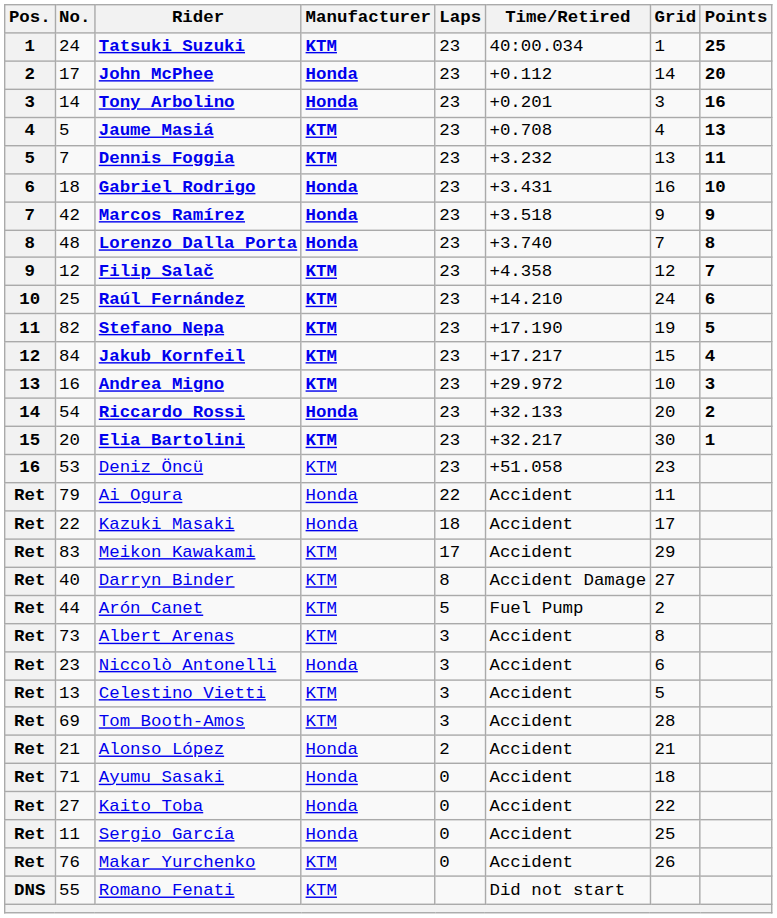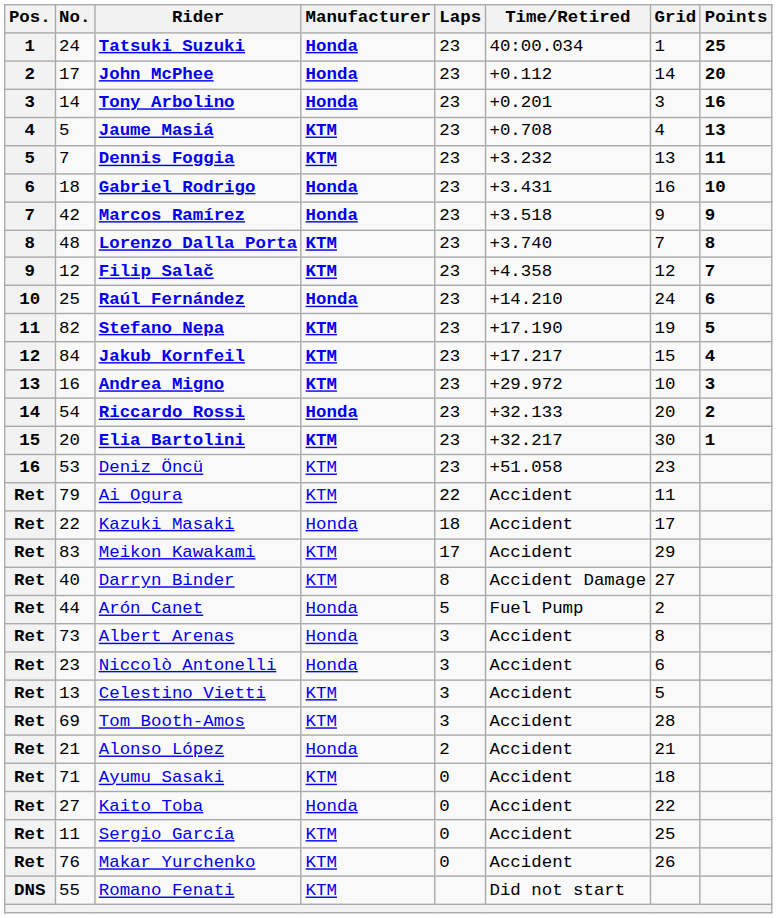(321, 47) KTM -> (332, 47) Honda
(332, 244) Honda -> (321, 244) KTM
(321, 300) KTM -> (332, 300) Honda
(332, 497) Honda -> (321, 497) KTM
(321, 609) KTM -> (332, 609) Honda
(321, 638) KTM -> (332, 638) Honda
(332, 778) Honda -> (321, 778) KTM
(332, 834) Honda -> (321, 834) KTM
